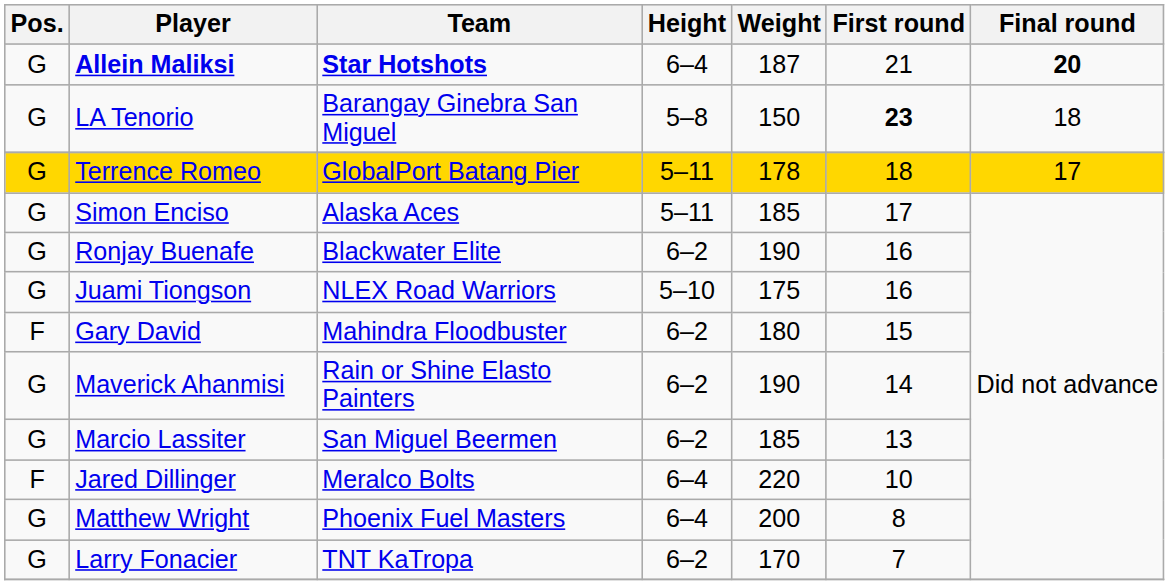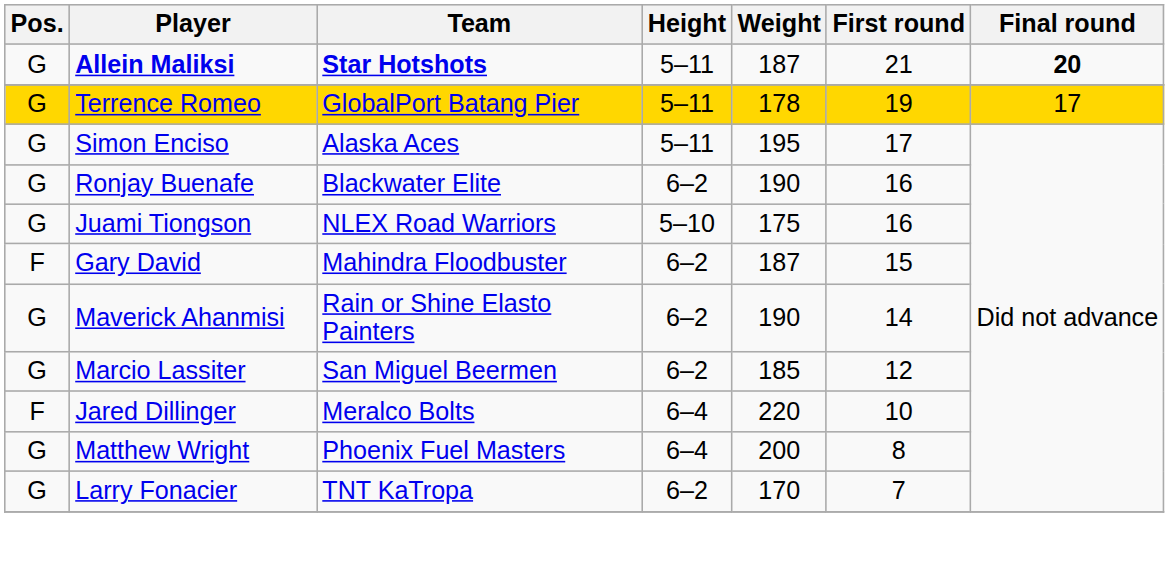(687, 64) 6–4 -> (687, 64) 5–11
- row: (134, 118)
(899, 172) 18 -> (899, 104) 19
(779, 212) 185 -> (779, 143) 195
(779, 331) 180 -> (779, 263) 187
(899, 439) 13 -> (899, 371) 12
